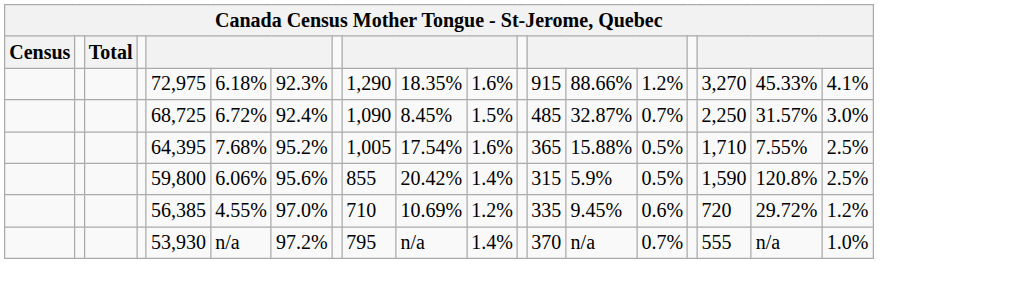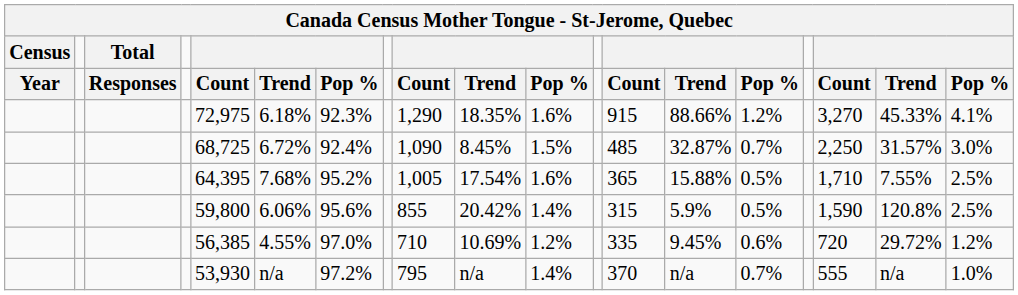+ row: (40, 83)
